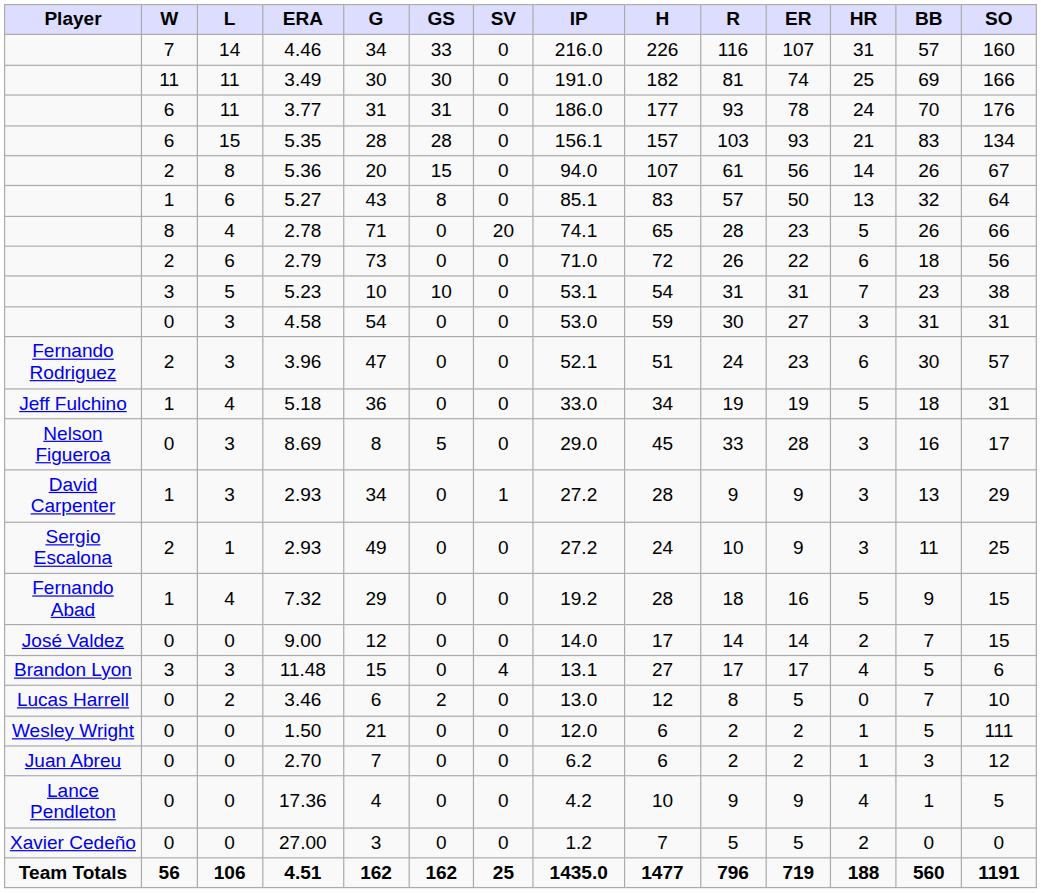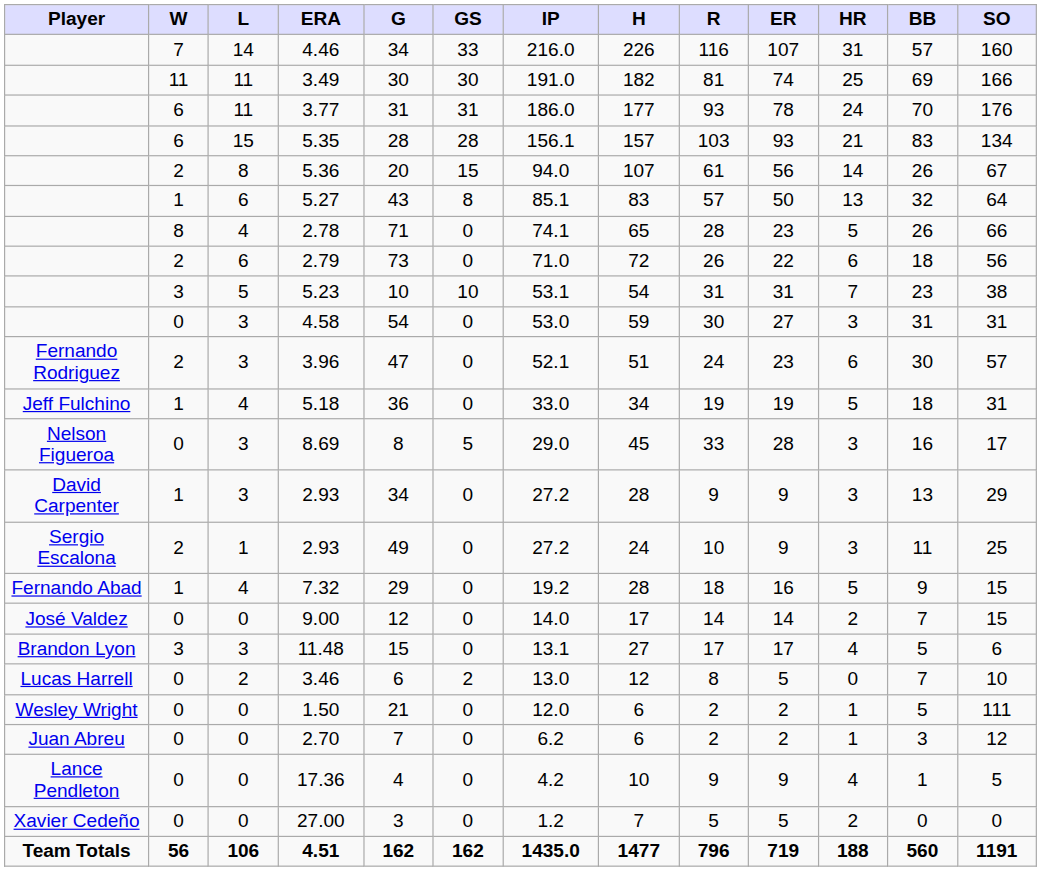- column: (503, 19)
